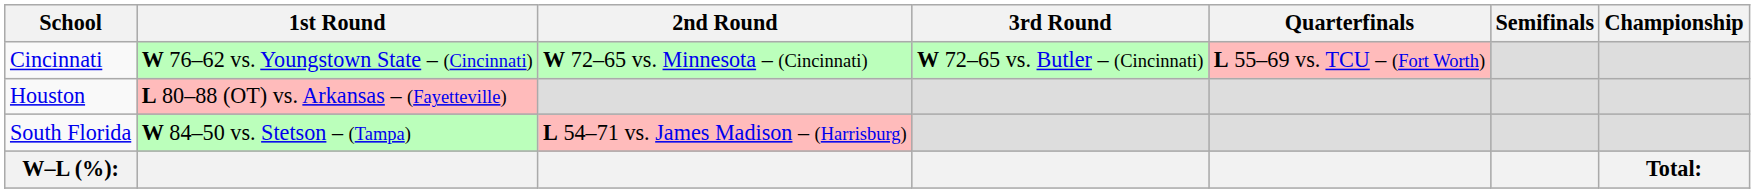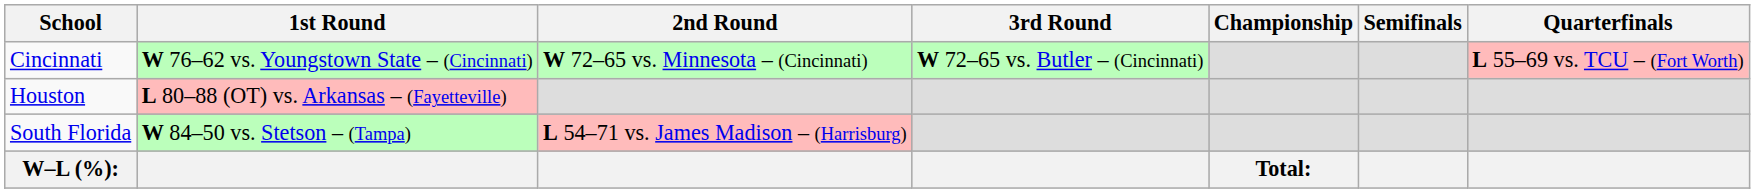columns swapped: (1349, 23) <-> (1674, 23)
